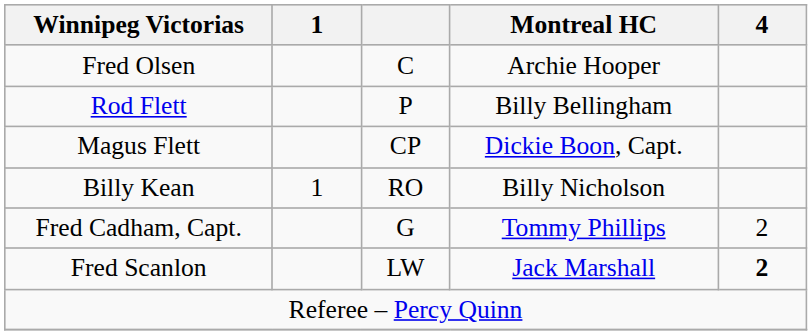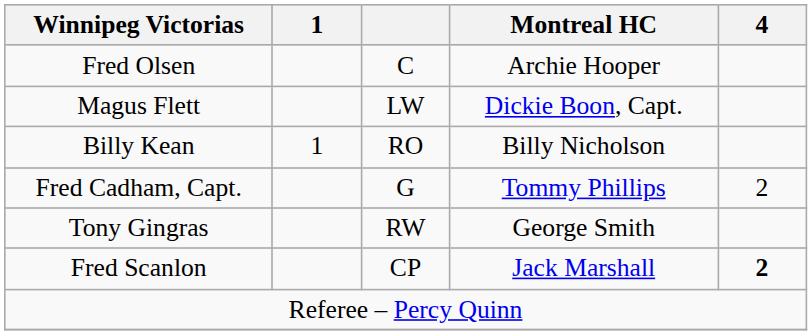- row: (139, 106)
(405, 146) CP -> (406, 106) LW
+ row: (139, 227)
(406, 268) LW -> (405, 268) CP
